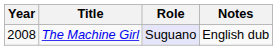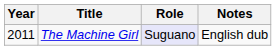(22, 34) 2008 -> (21, 34) 2011
